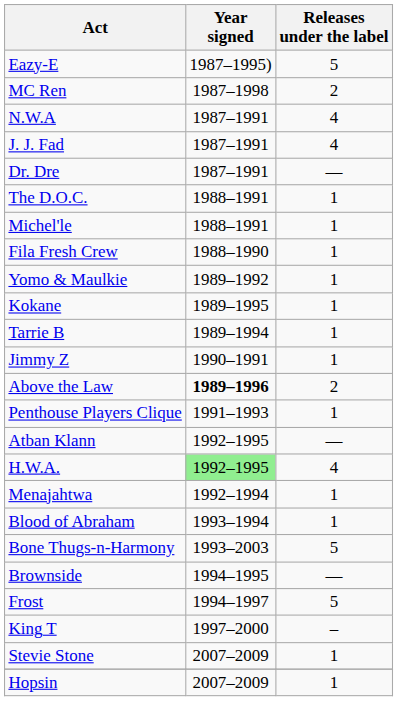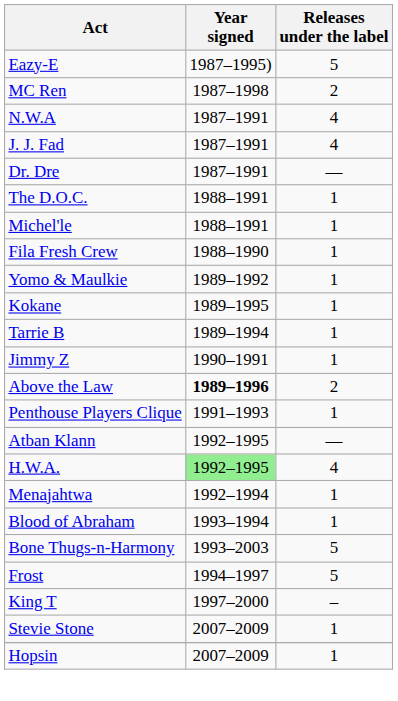- row: (45, 574)
